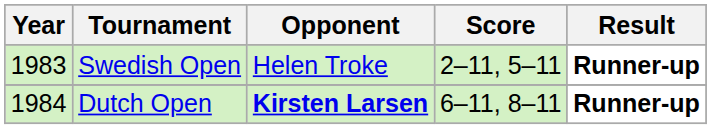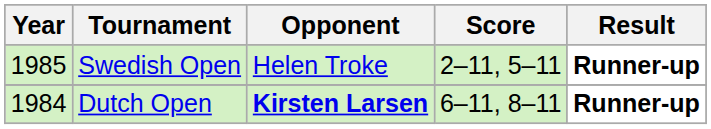(39, 65) 1983 -> (39, 65) 1985
